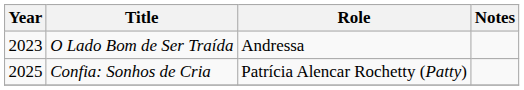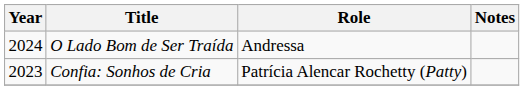(25, 44) 2023 -> (25, 44) 2024
(25, 71) 2025 -> (25, 71) 2023
